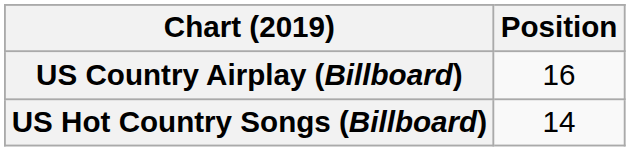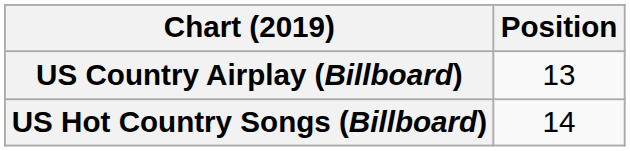(559, 74) 16 -> (559, 74) 13
